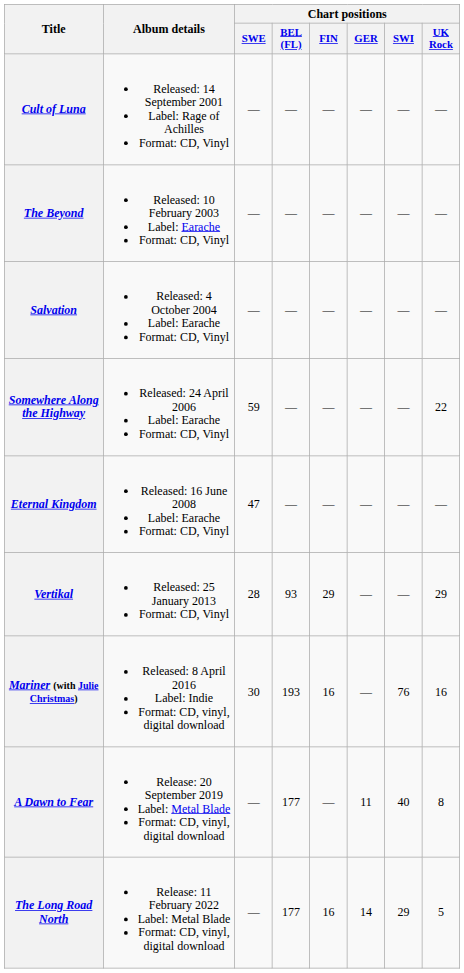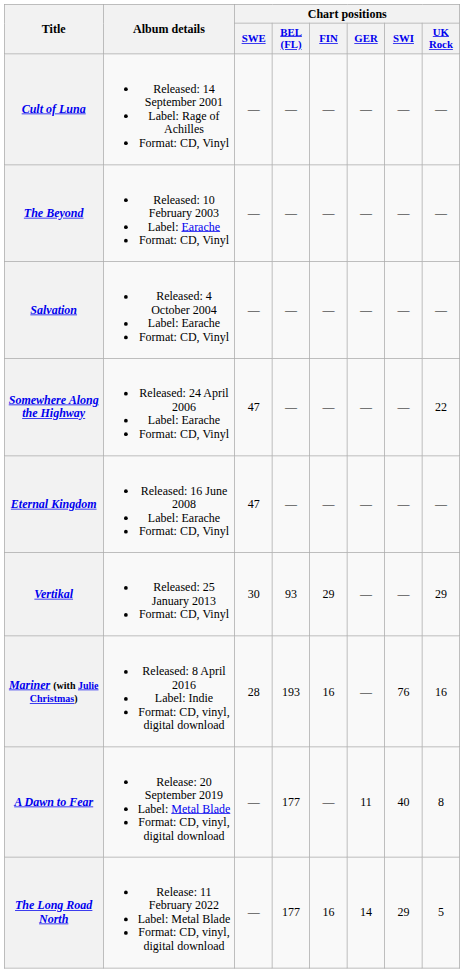(254, 407) 59 -> (254, 407) 47
(254, 594) 28 -> (254, 594) 30
(254, 691) 30 -> (254, 691) 28
